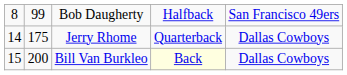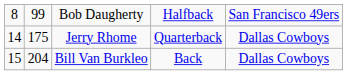(38, 59) 200 -> (38, 59) 204
(188, 59) lightyellow background -> (188, 59) no background
